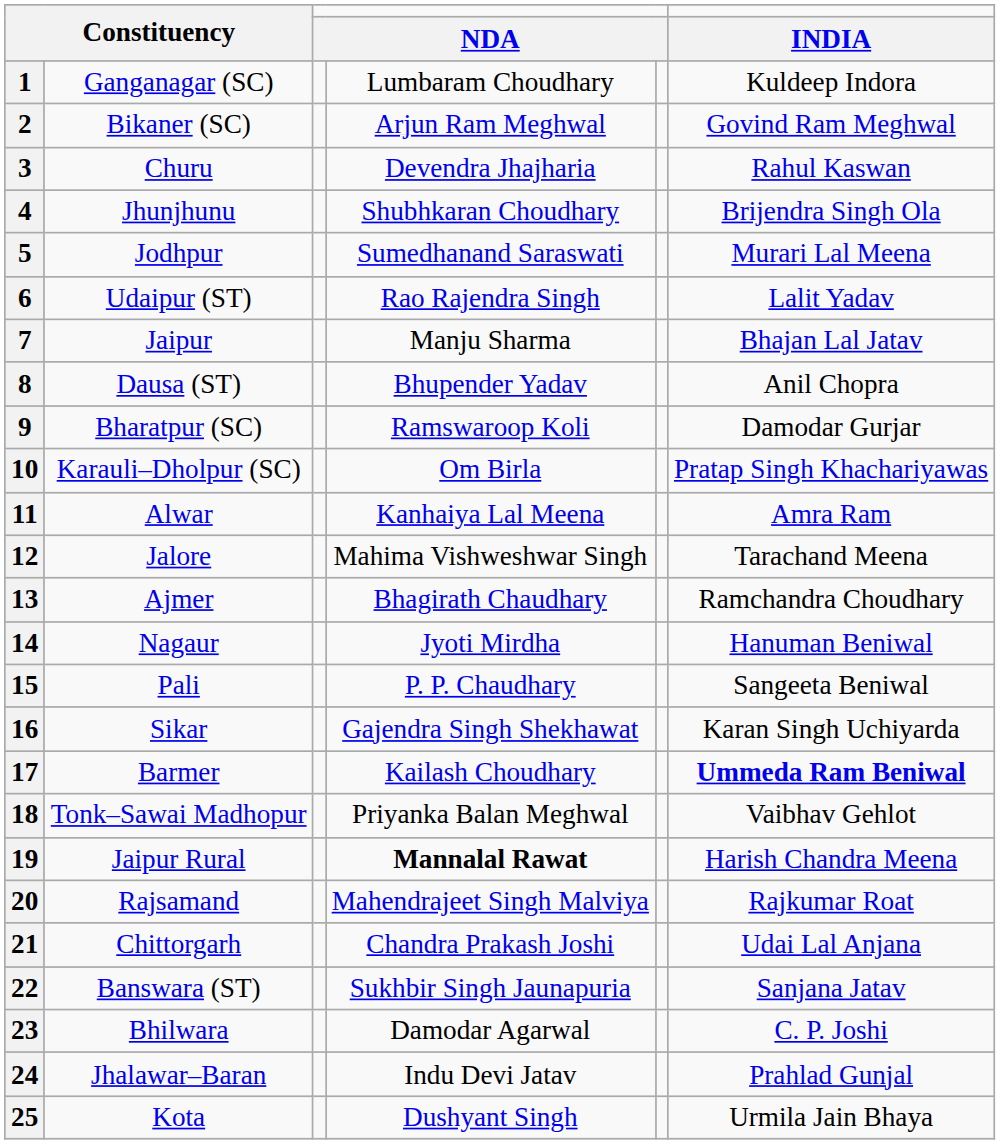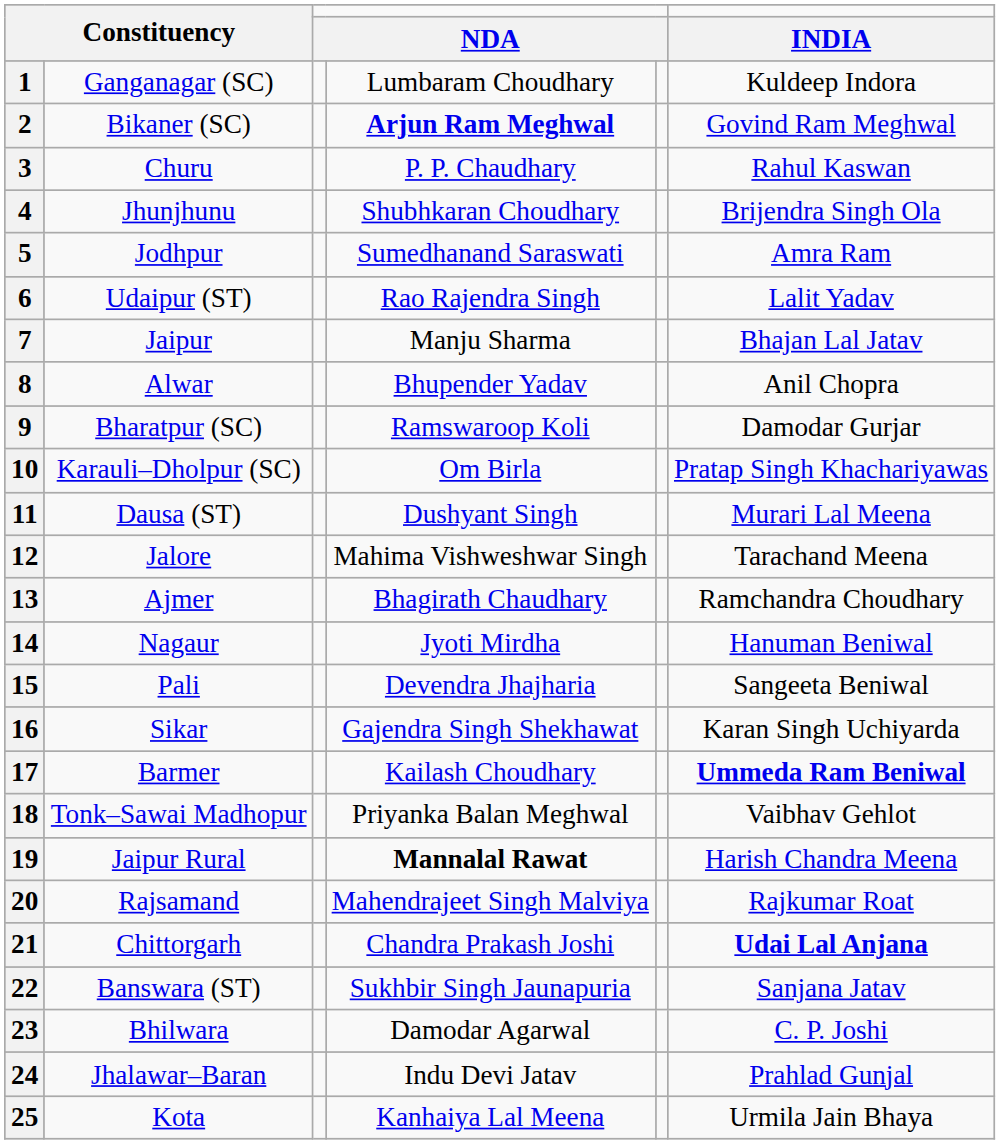(490, 124) normal -> (490, 124) bold
(490, 168) Devendra Jhajharia -> (490, 168) P. P. Chaudhary
(831, 254) Murari Lal Meena -> (831, 254) Amra Ram
(179, 383) Dausa (ST) -> (179, 383) Alwar
(179, 513) Alwar -> (179, 513) Dausa (ST)
(490, 513) Kanhaiya Lal Meena -> (490, 513) Dushyant Singh
(831, 513) Amra Ram -> (831, 513) Murari Lal Meena
(490, 685) P. P. Chaudhary -> (490, 685) Devendra Jhajharia
(831, 944) normal -> (831, 944) bold
(490, 1117) Dushyant Singh -> (490, 1117) Kanhaiya Lal Meena
